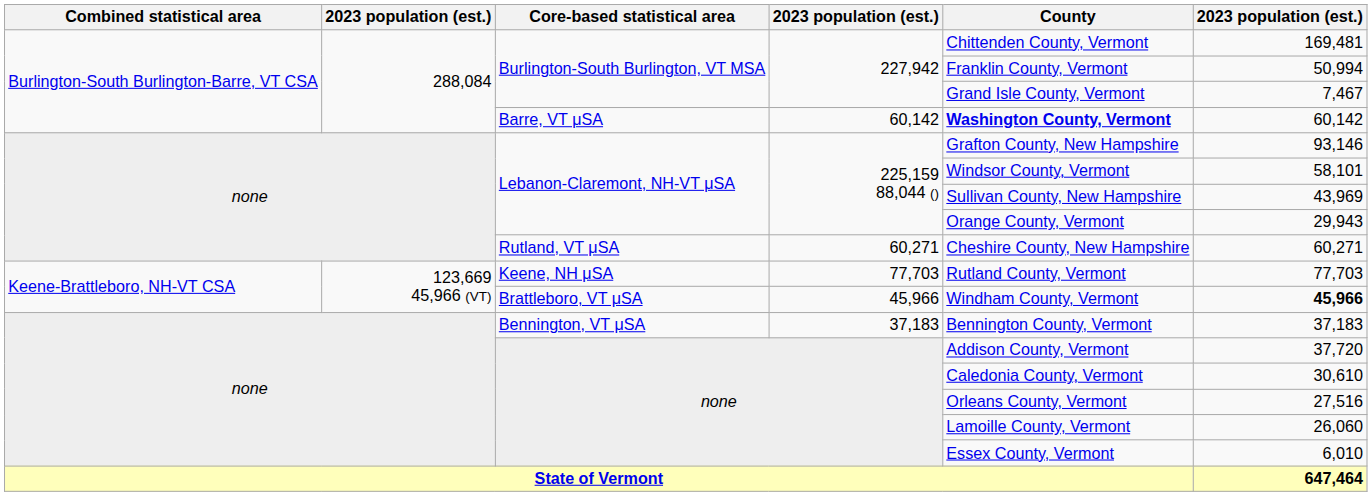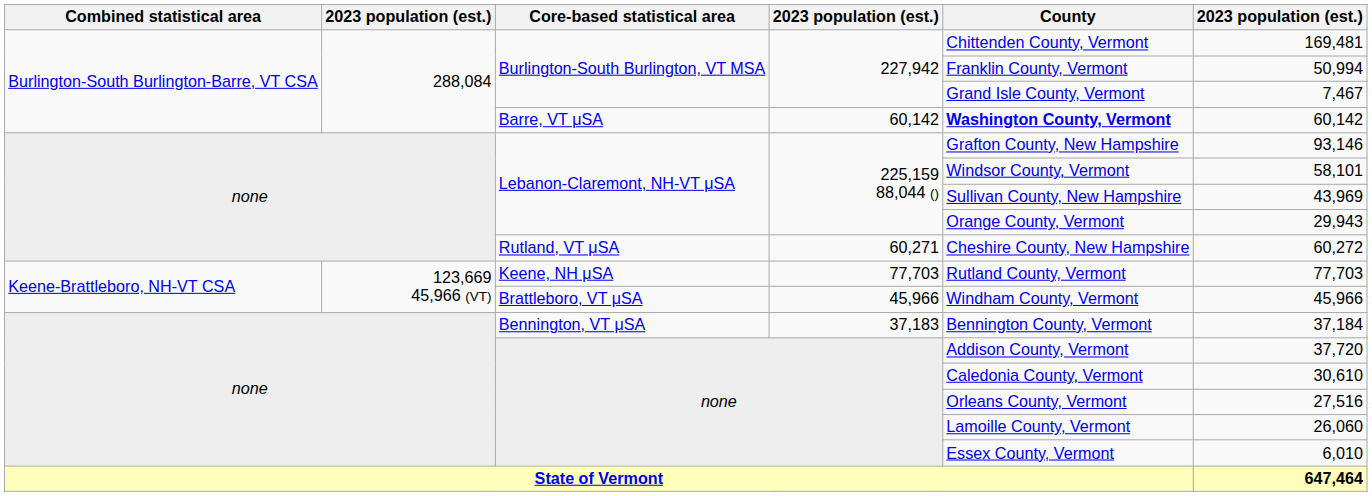(1338, 247) 60,271 -> (1338, 247) 60,272
(1338, 299) bold -> (1338, 299) normal
(1338, 324) 37,183 -> (1338, 324) 37,184
